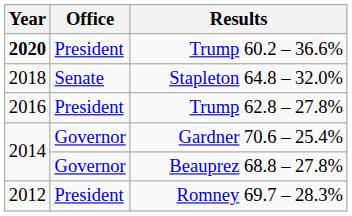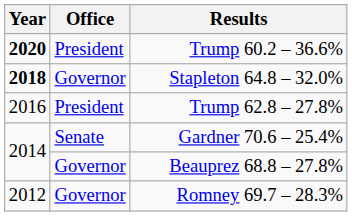(27, 78) normal -> (27, 78) bold
(79, 78) Senate -> (90, 78) Governor
(90, 136) Governor -> (79, 136) Senate
(89, 195) President -> (90, 195) Governor
